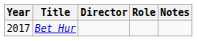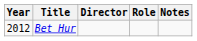(18, 28) 2017 -> (18, 28) 2012
